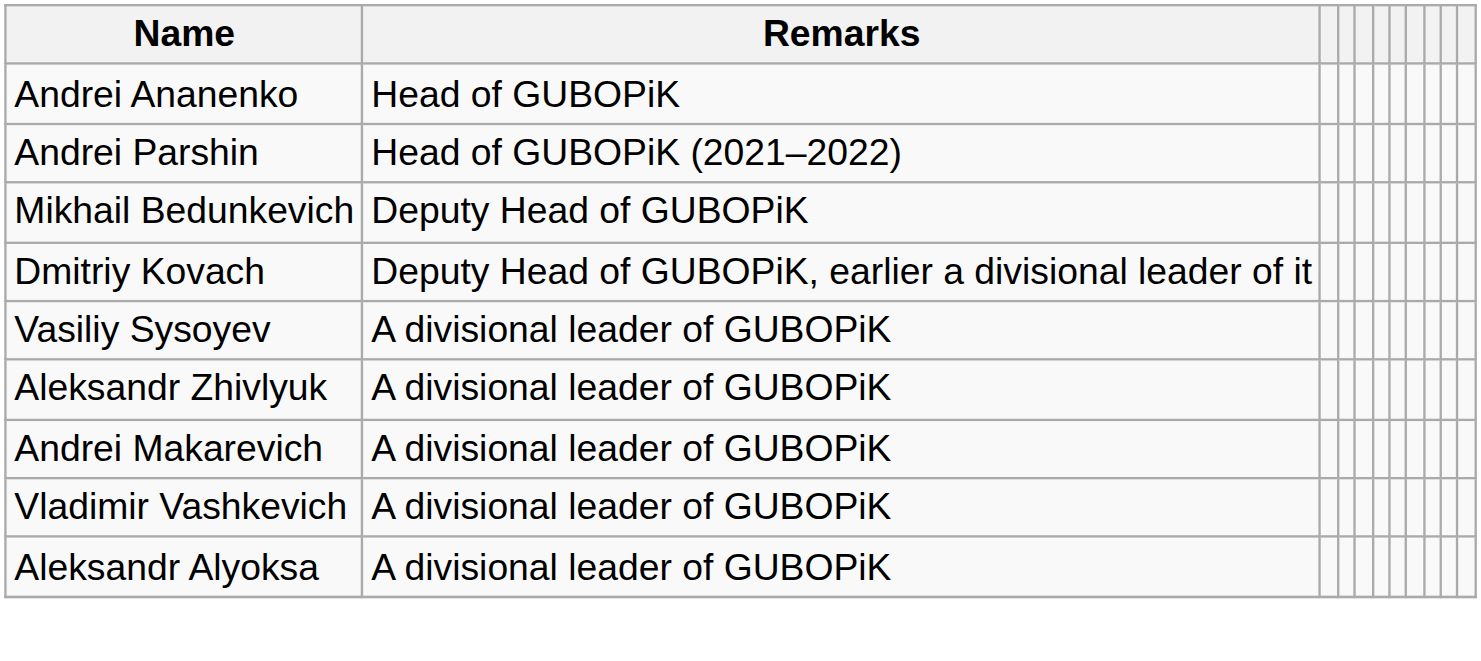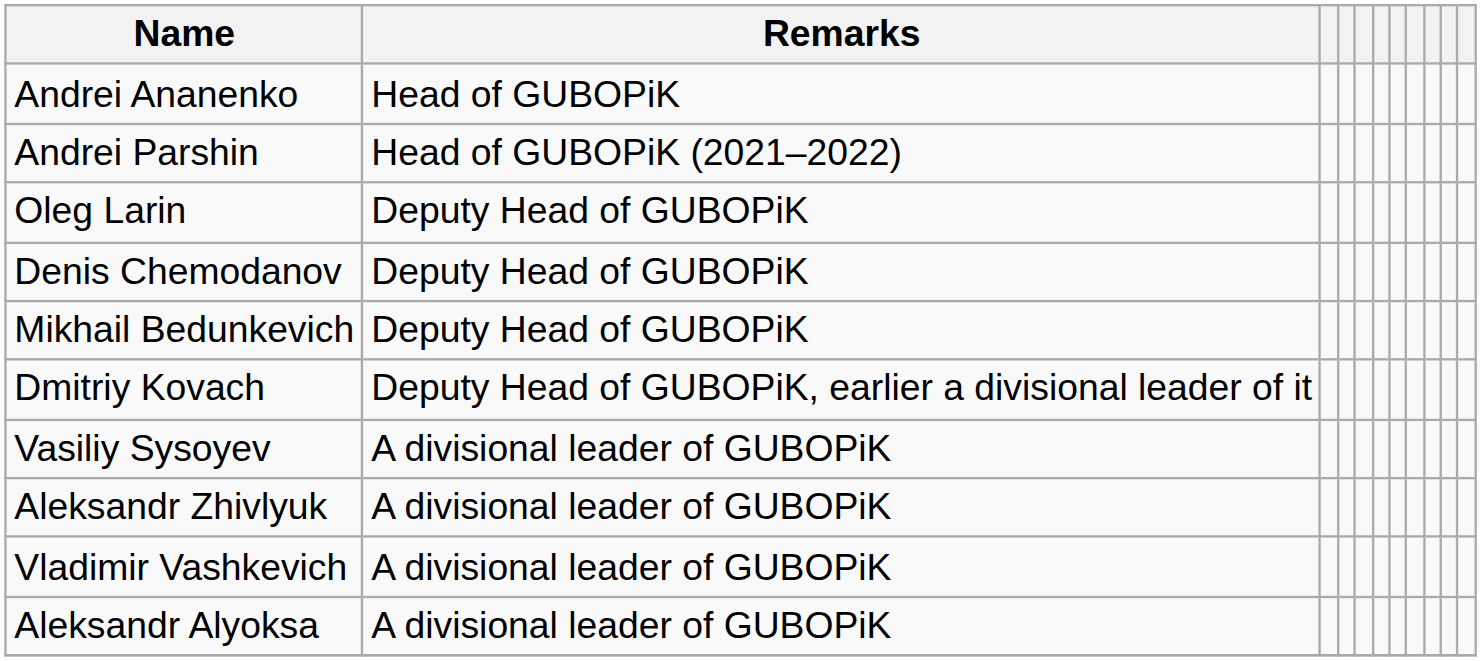+ row: (100, 211)
+ row: (178, 270)
- row: (169, 447)
